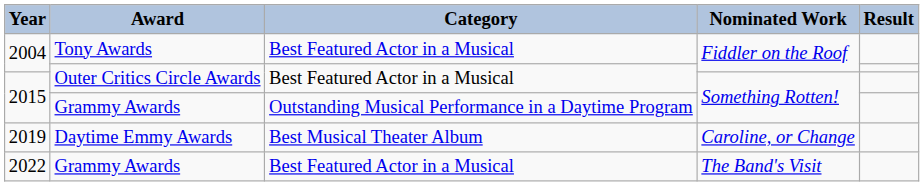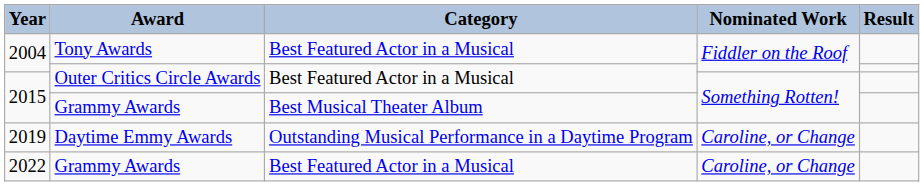(481, 107) Outstanding Musical Performance in a Daytime Program -> (376, 107) Best Musical Theater Album
(376, 136) Best Musical Theater Album -> (481, 136) Outstanding Musical Performance in a Daytime Program
(761, 166) The Band's Visit -> (778, 166) Caroline, or Change
